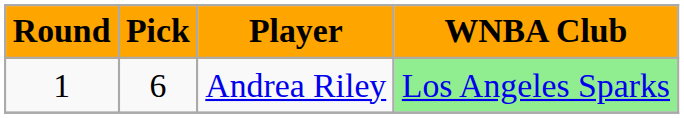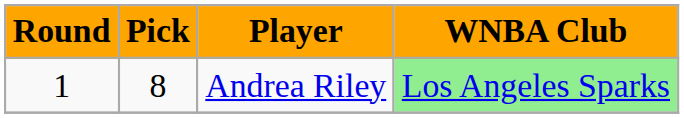(158, 84) 6 -> (158, 84) 8
